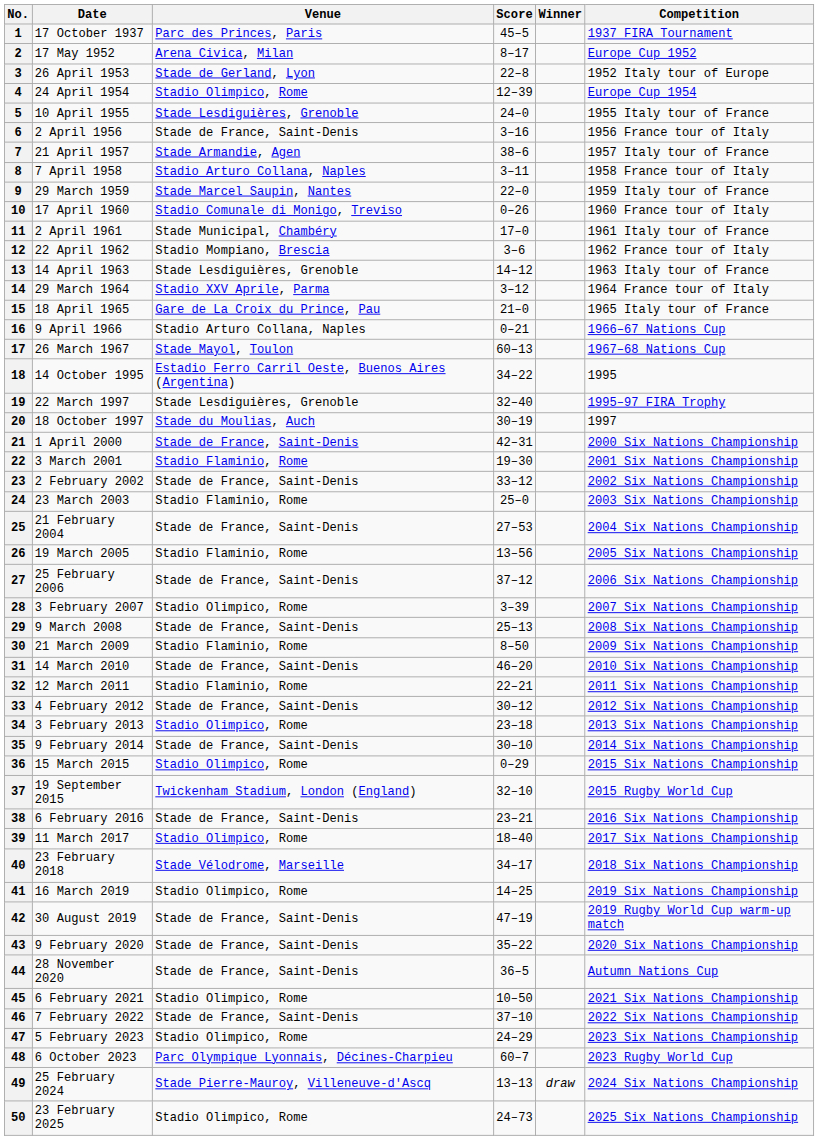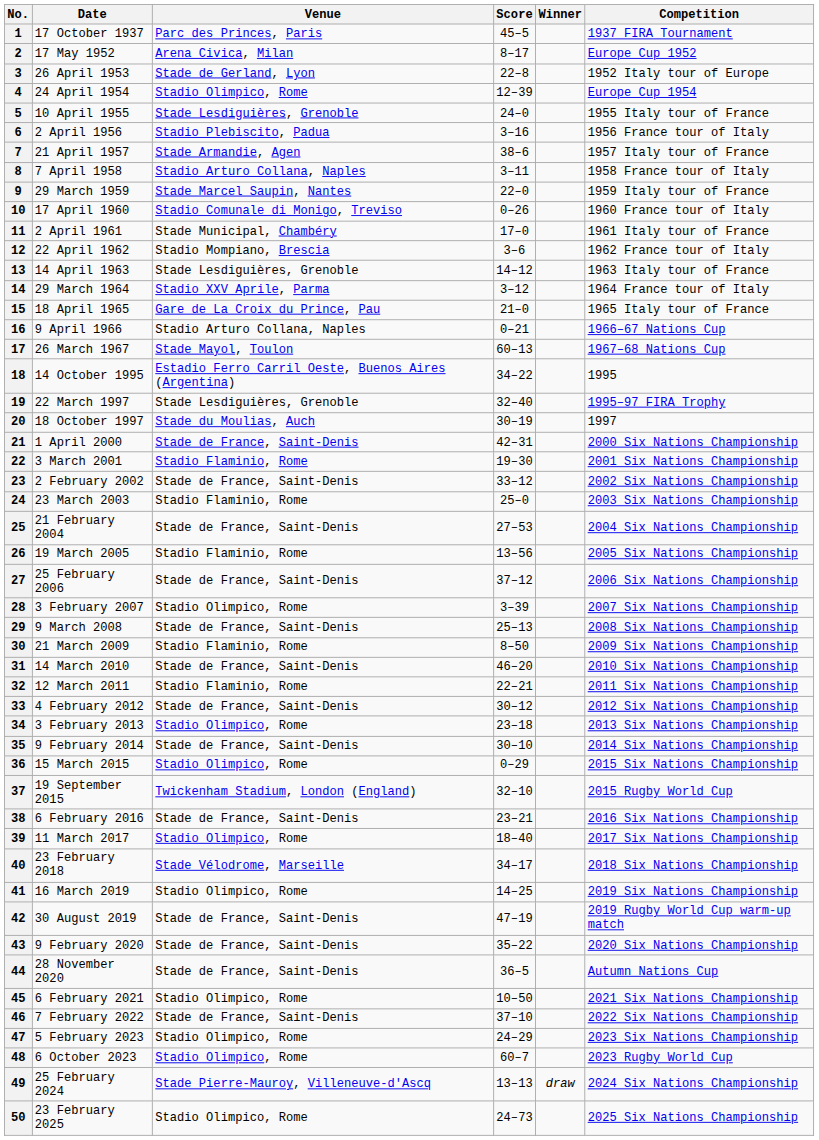(257, 133) Stade de France, Saint-Denis -> (242, 133) Stadio Plebiscito, Padua
(304, 1058) Parc Olympique Lyonnais, Décines-Charpieu -> (232, 1058) Stadio Olimpico, Rome
